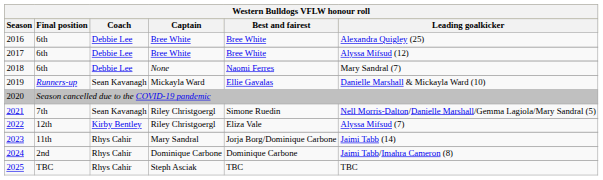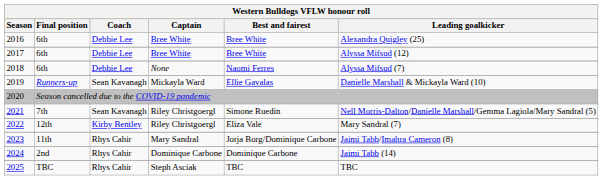(371, 68) Mary Sandral (7) -> (372, 68) Alyssa Mifsud (7)
(372, 125) Alyssa Mifsud (7) -> (371, 125) Mary Sandral (7)
(368, 139) Jaimi Tabb (14) -> (397, 139) Jaimi Tabb/Imahra Cameron (8)
(397, 153) Jaimi Tabb/Imahra Cameron (8) -> (368, 153) Jaimi Tabb (14)
